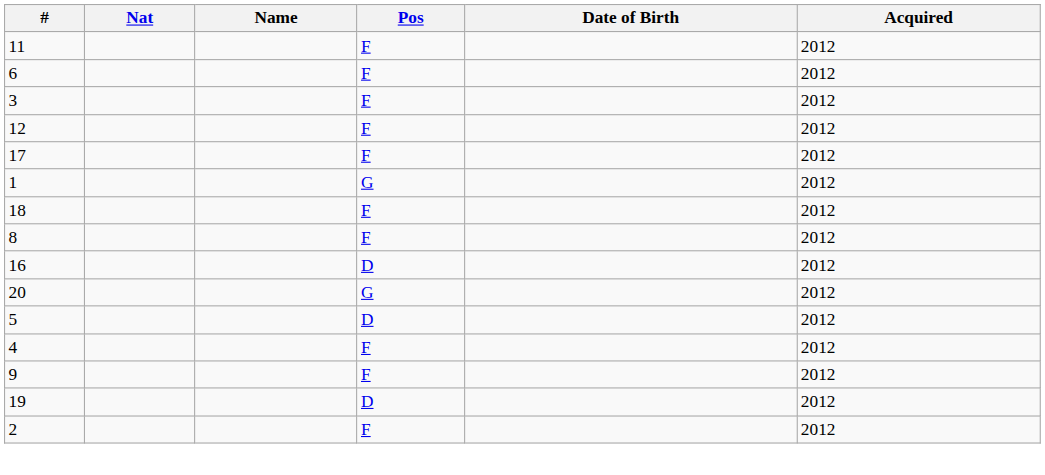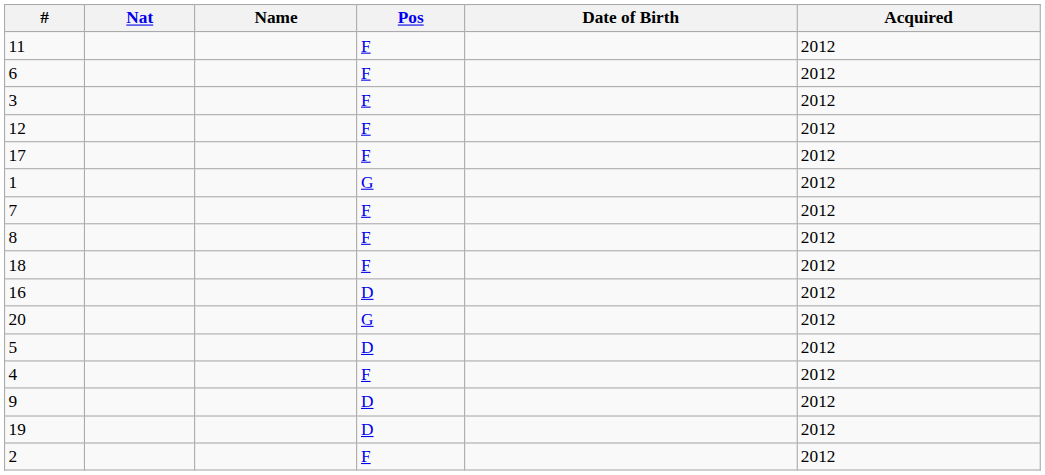+ row: (13, 210)
rows swapped: (17, 210) <-> (13, 237)
(366, 374) F -> (367, 401) D
